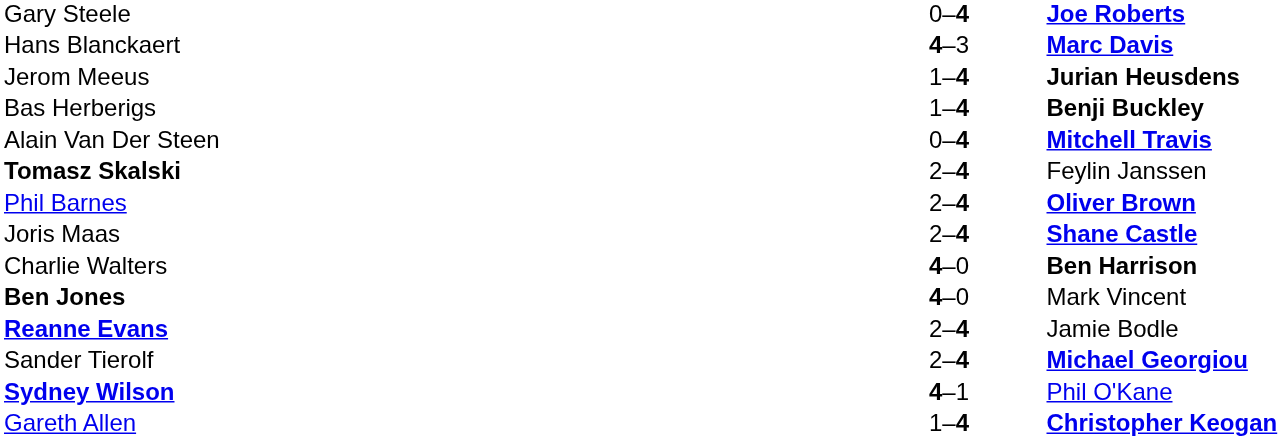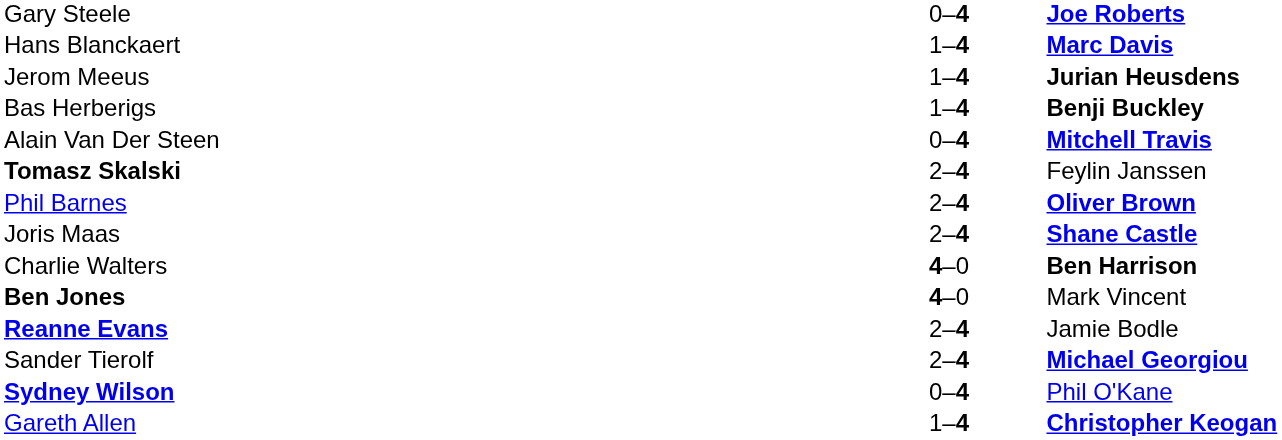(949, 45) 4–3 -> (949, 45) 1–4
(949, 391) 4–1 -> (949, 391) 0–4
